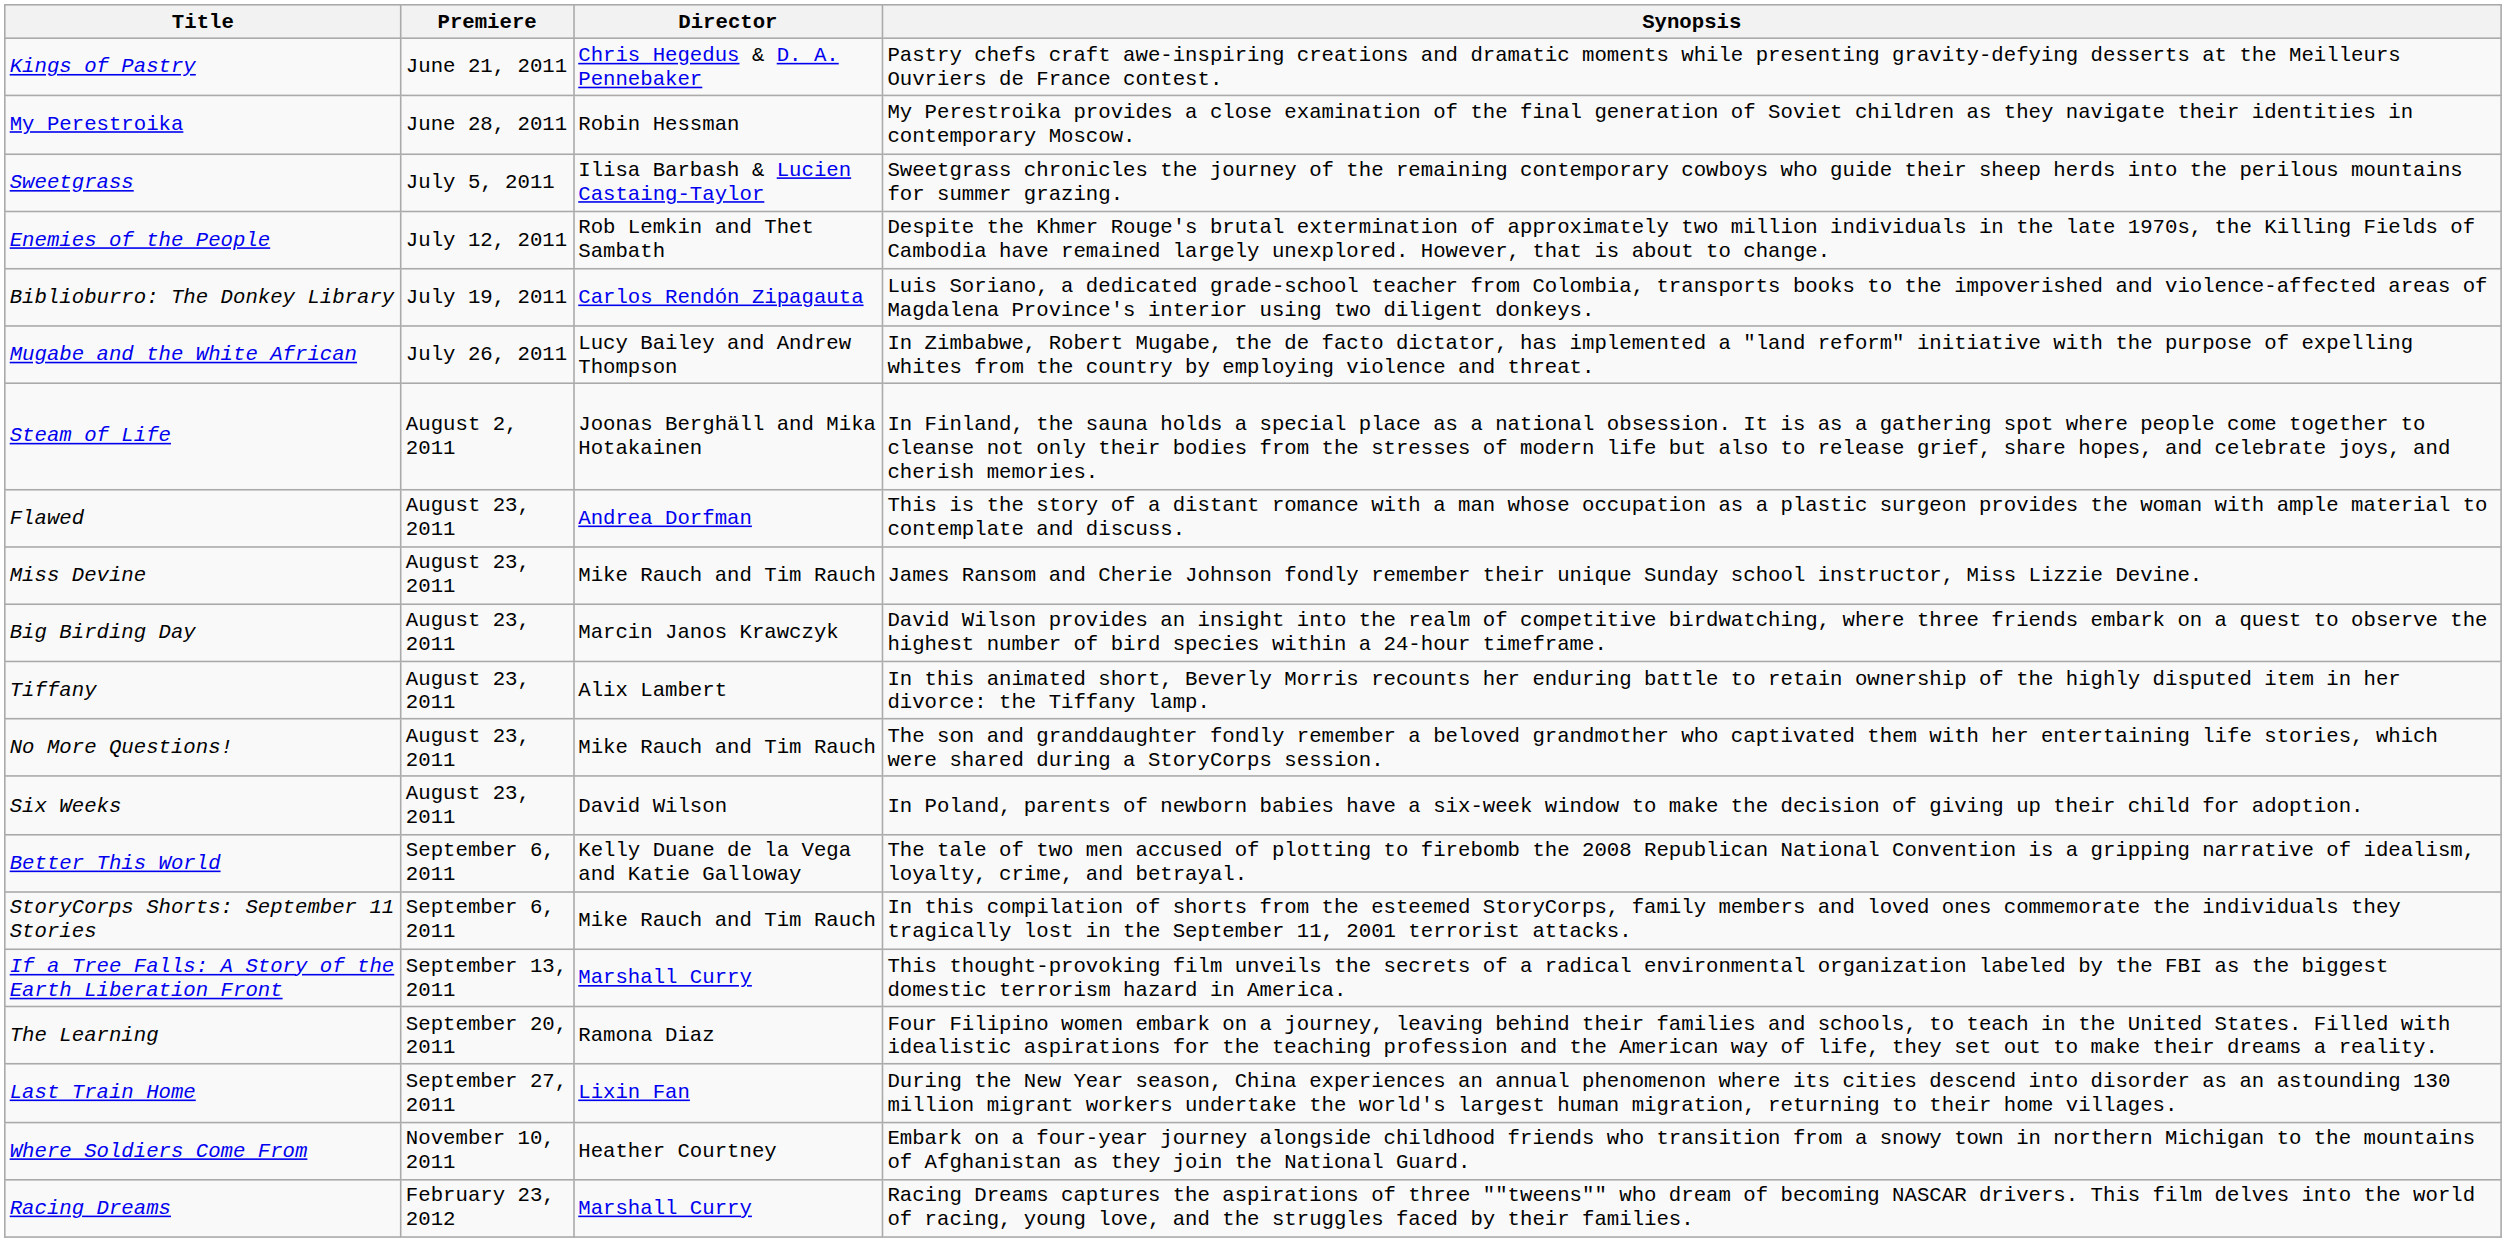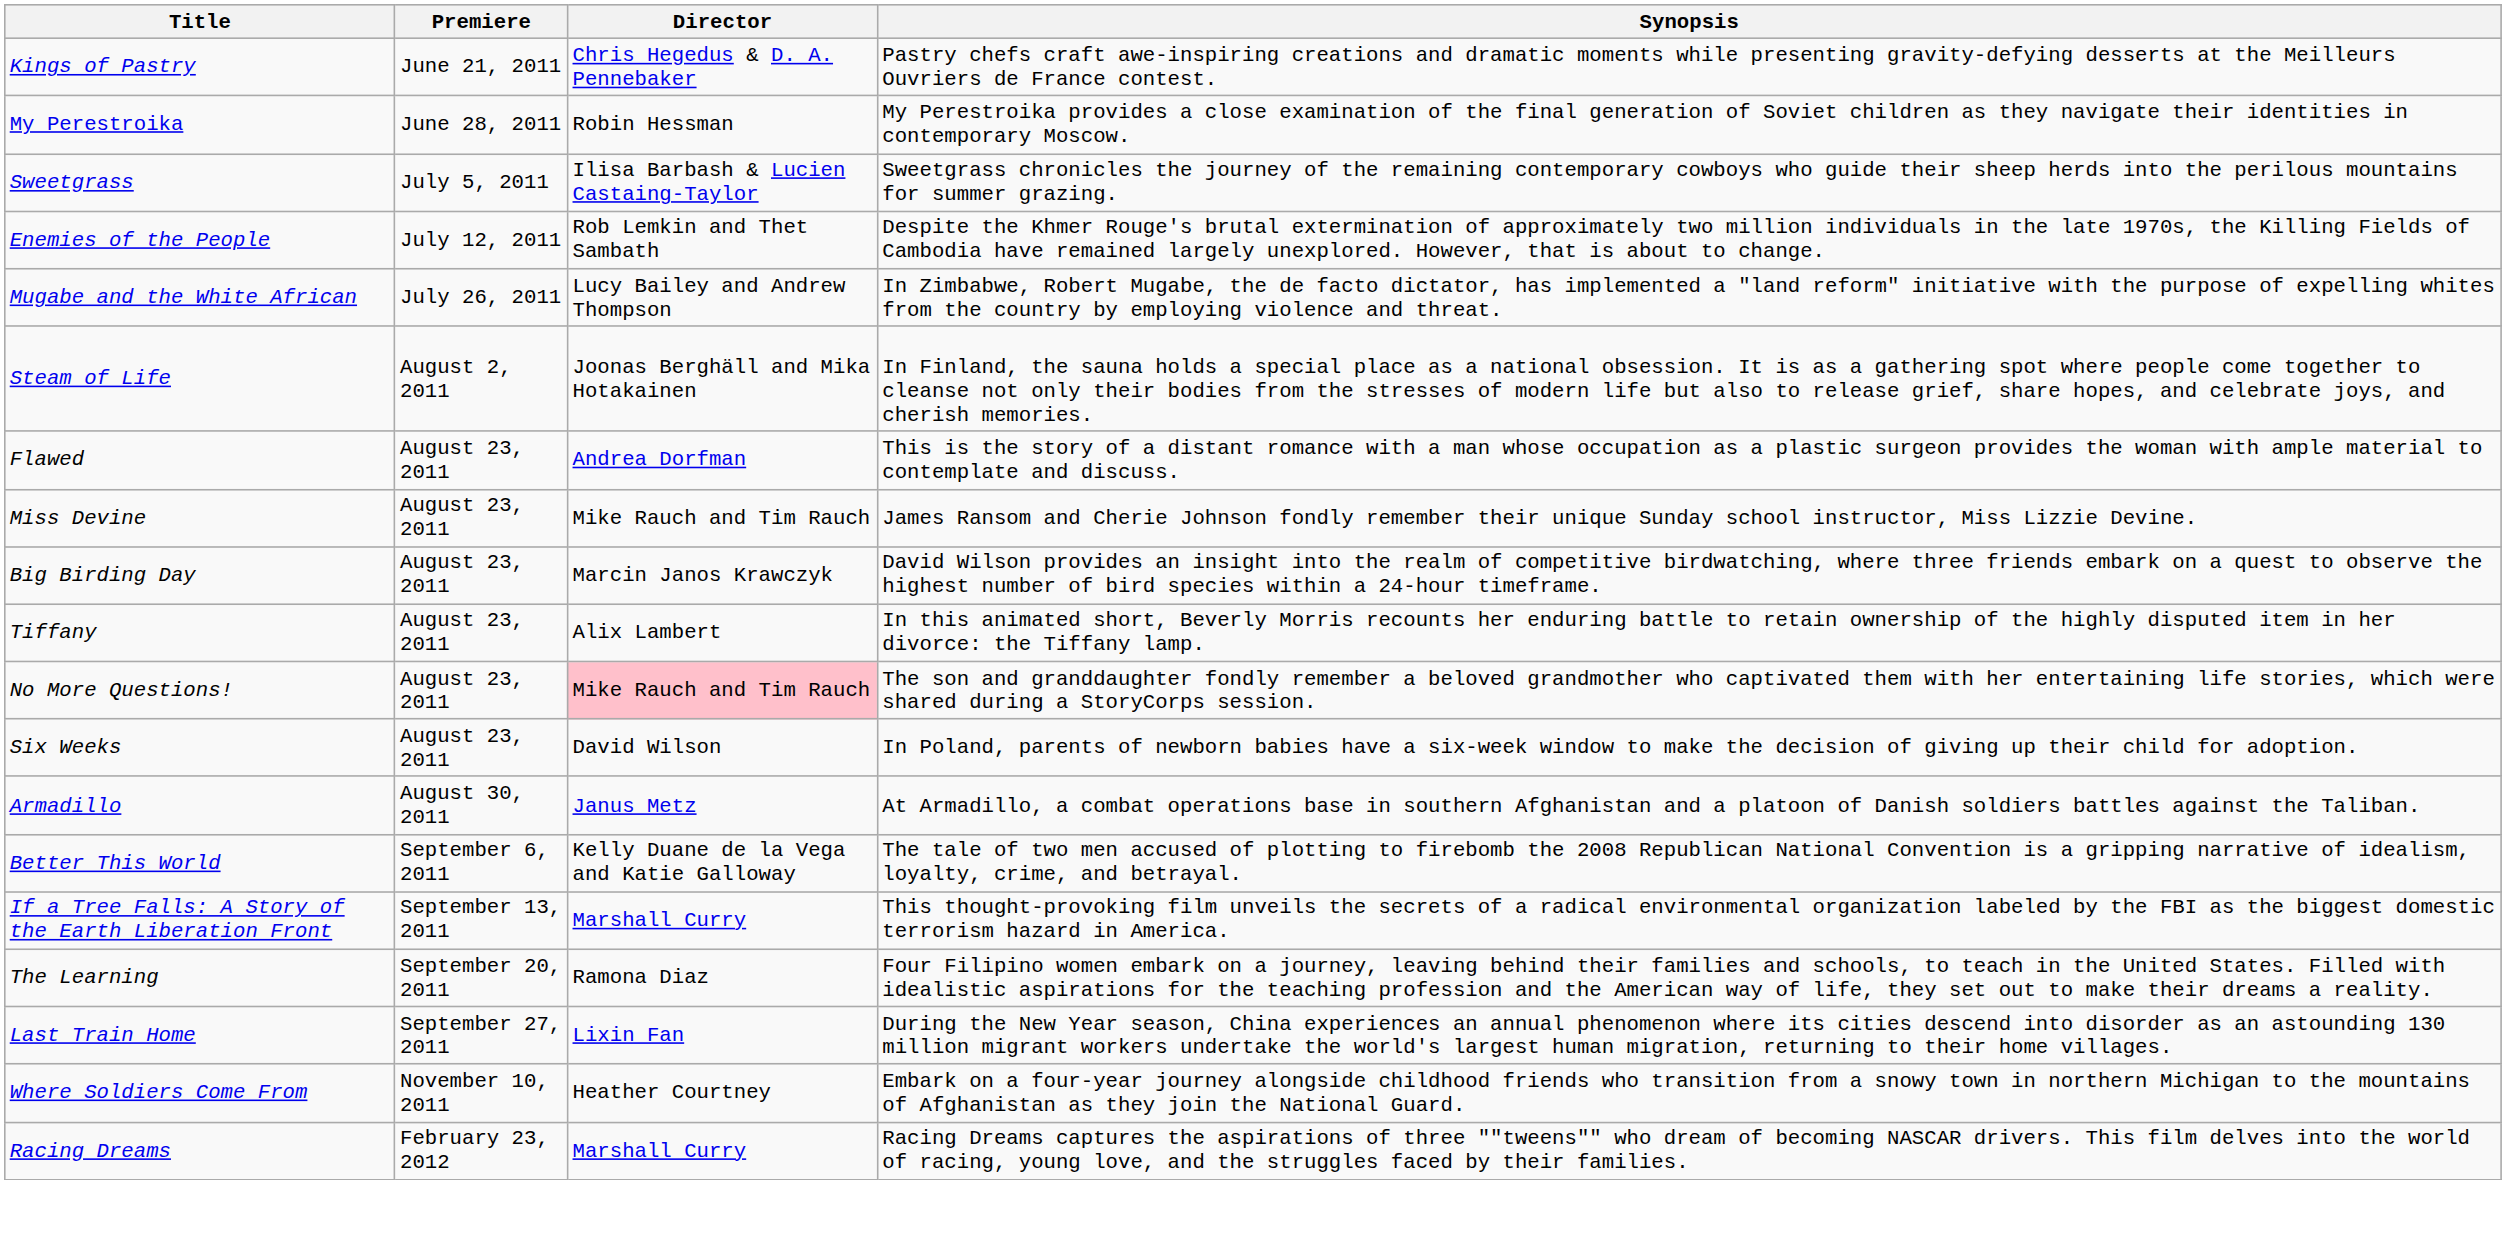- row: (202, 297)
(727, 748) no background -> (721, 690) pink background
+ row: (66, 805)
- row: (202, 920)
